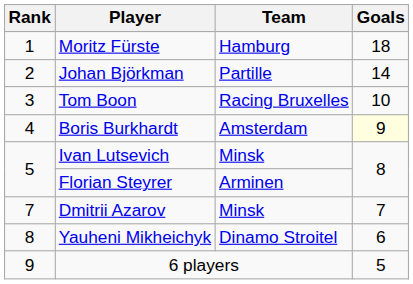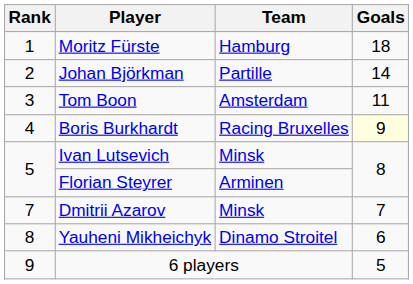(284, 100) Racing Bruxelles -> (263, 100) Amsterdam
(381, 100) 10 -> (381, 100) 11
(263, 127) Amsterdam -> (284, 127) Racing Bruxelles
